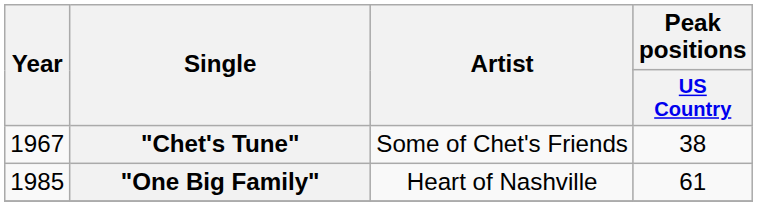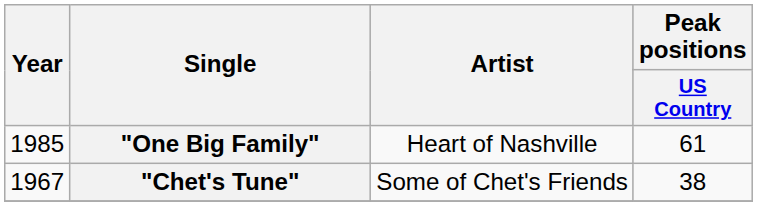rows swapped: (220, 143) <-> (220, 182)
